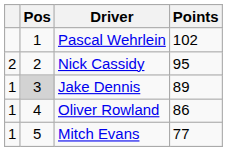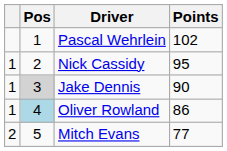(12, 63) 2 -> (12, 63) 1
(181, 87) 89 -> (181, 87) 90
(37, 110) no background -> (37, 110) lightblue background
(12, 134) 1 -> (12, 134) 2
